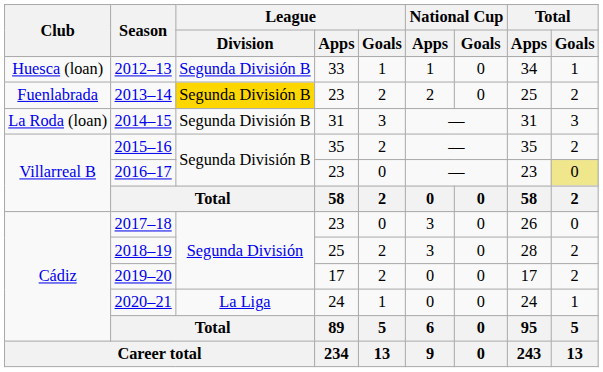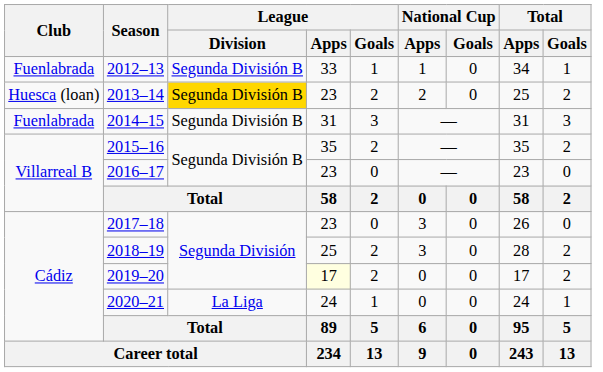(58, 69) Huesca (loan) -> (54, 69) Fuenlabrada
(58, 95) Fuenlabrada -> (54, 95) Huesca (loan)
(58, 120) La Roda (loan) -> (54, 120) Fuenlabrada
(575, 172) khaki background -> (567, 172) no background
(336, 276) no background -> (329, 276) lightyellow background
